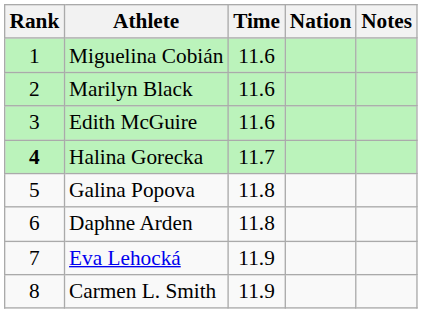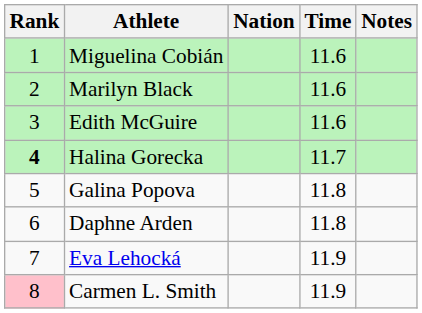columns swapped: (321, 21) <-> (257, 21)
(34, 291) no background -> (34, 291) pink background
